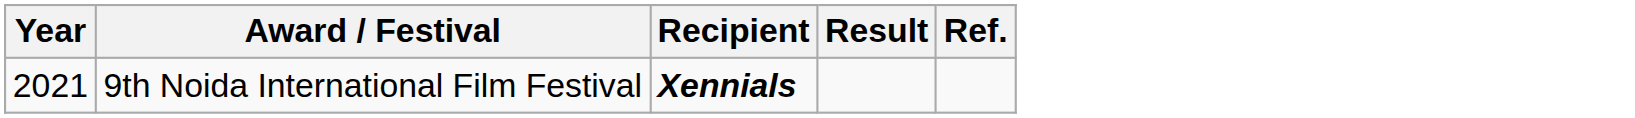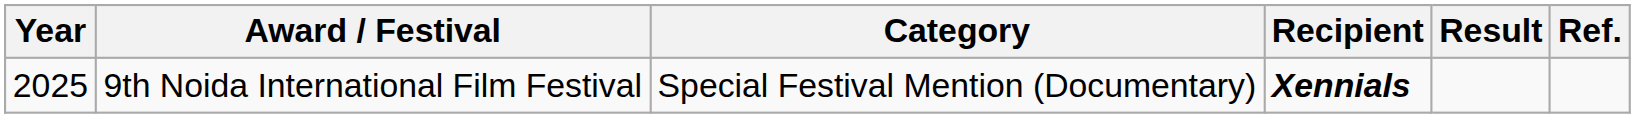+ column: (957, 31)
(50, 84) 2021 -> (50, 84) 2025
